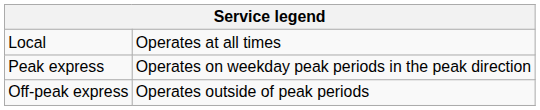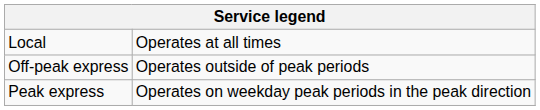rows swapped: (56, 67) <-> (68, 92)
